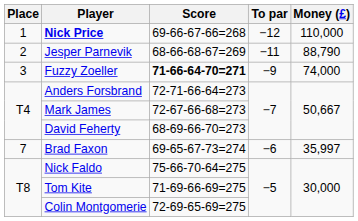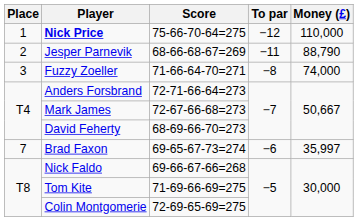(199, 33) 69-66-67-66=268 -> (199, 33) 75-66-70-64=275
(199, 71) bold -> (199, 71) normal
(270, 71) −9 -> (270, 71) −8
(199, 168) 75-66-70-64=275 -> (199, 168) 69-66-67-66=268
